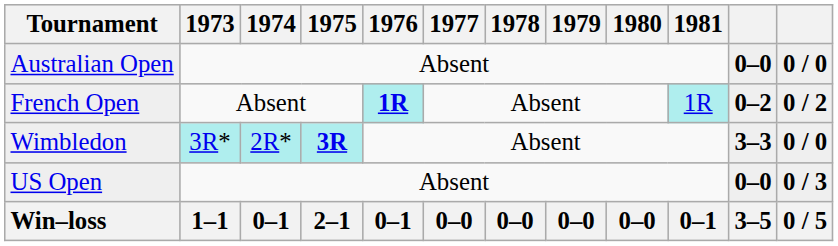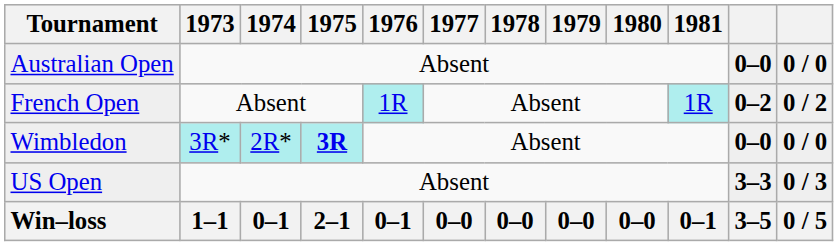(393, 102) bold -> (393, 102) normal
(753, 142) 3–3 -> (753, 142) 0–0
(753, 181) 0–0 -> (753, 181) 3–3
